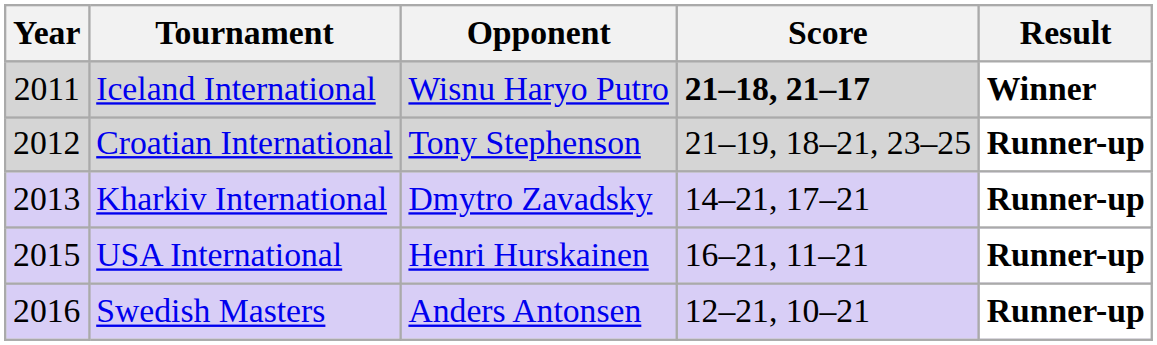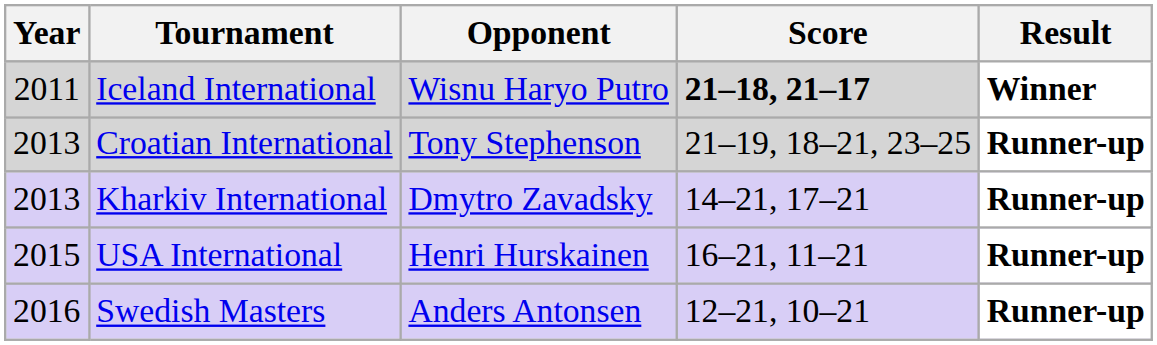(47, 143) 2012 -> (47, 143) 2013
